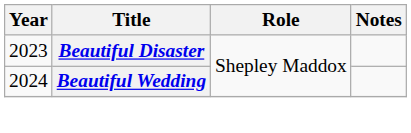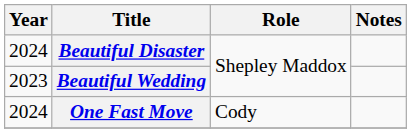(28, 50) 2023 -> (28, 50) 2024
(28, 81) 2024 -> (28, 81) 2023
+ row: (131, 111)
